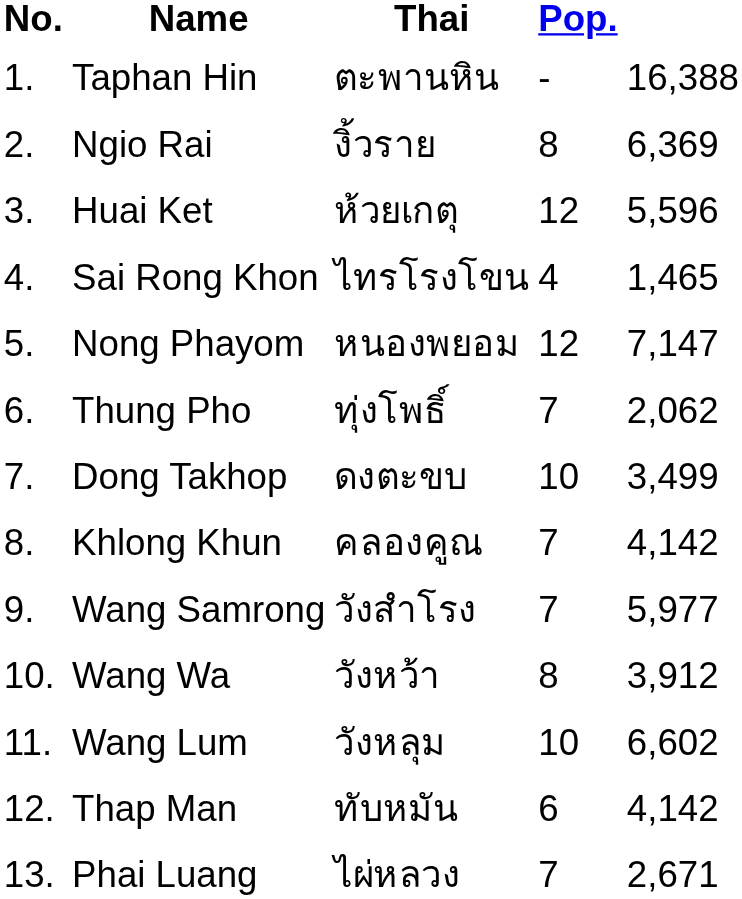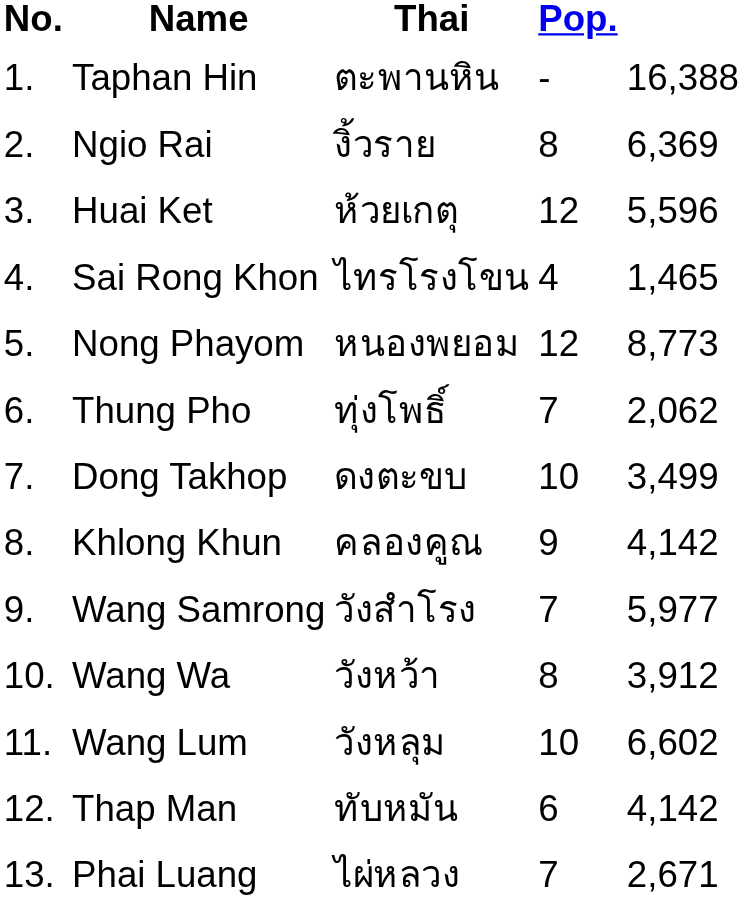(673, 342) 7,147 -> (673, 342) 8,773
(548, 542) 7 -> (548, 542) 9
